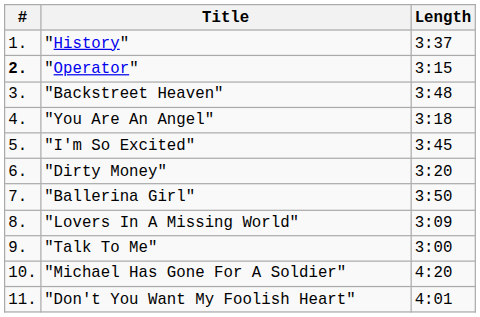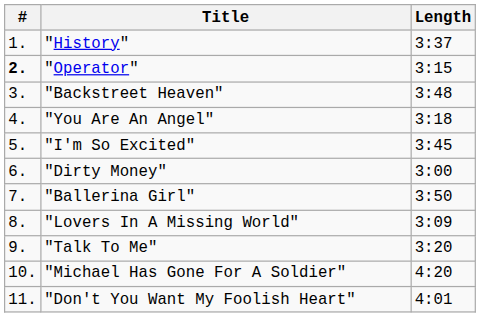(434, 171) 3:20 -> (434, 171) 3:00
(434, 248) 3:00 -> (434, 248) 3:20
